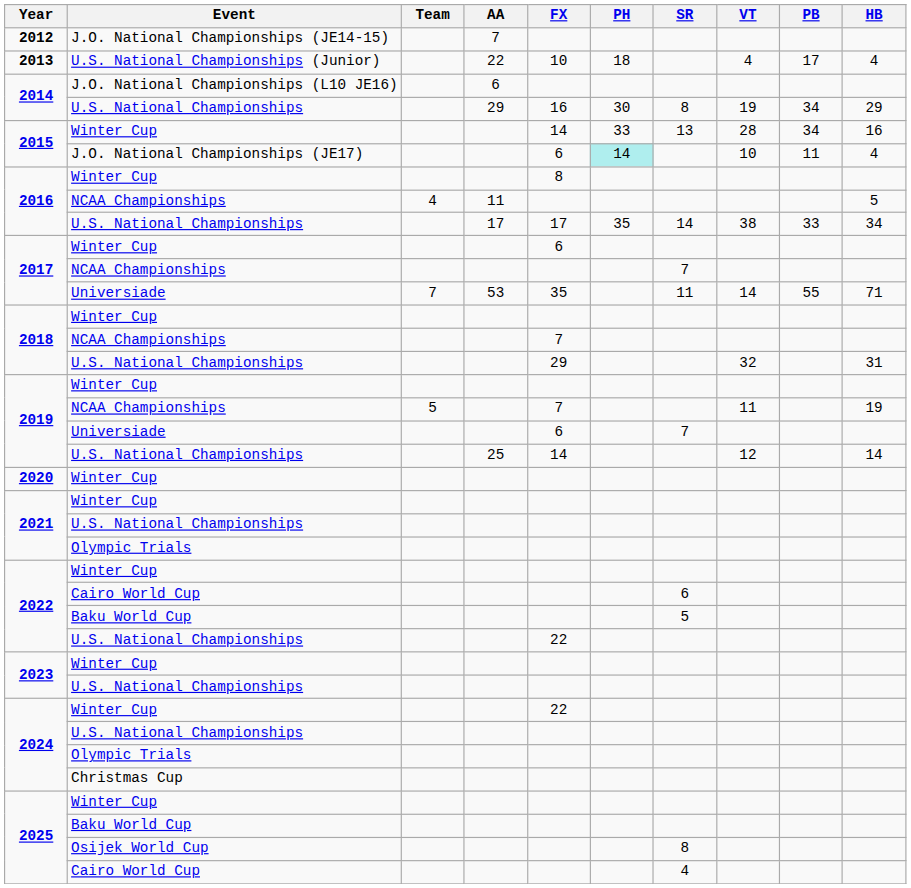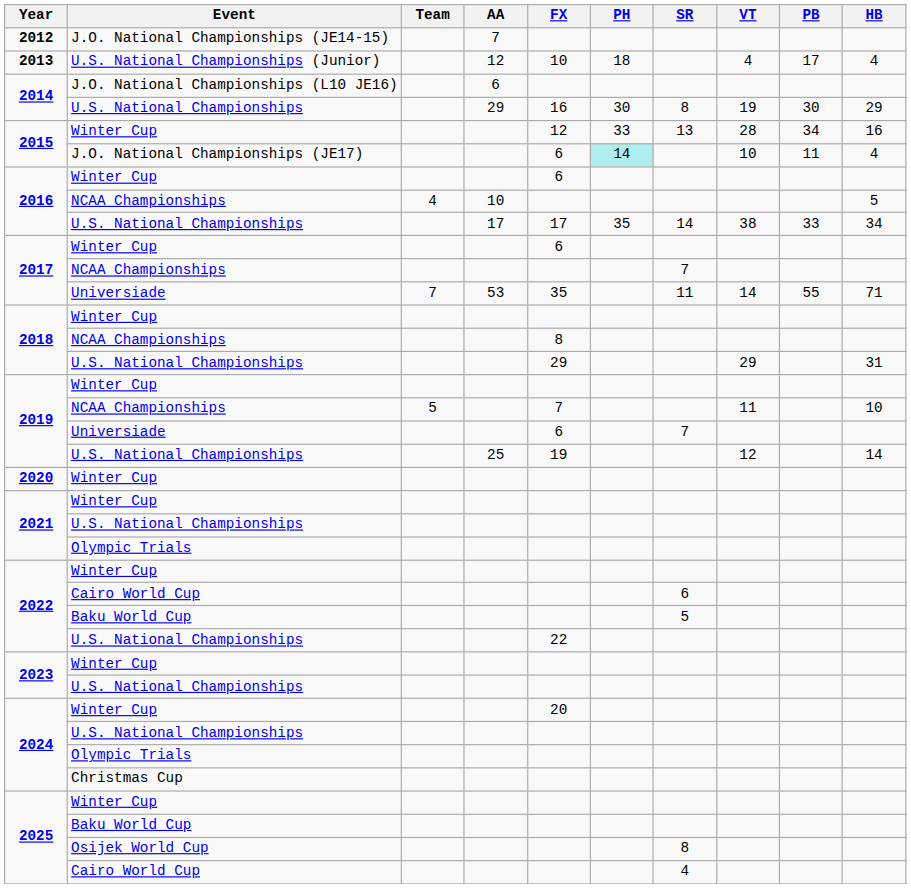(496, 63) 22 -> (496, 63) 12
(811, 109) 34 -> (811, 109) 30
(559, 132) 14 -> (559, 132) 12
(559, 178) 8 -> (559, 178) 6
(496, 202) 11 -> (496, 202) 10
(559, 340) 7 -> (559, 340) 8
(748, 363) 32 -> (748, 363) 29
(874, 410) 19 -> (874, 410) 10
(559, 456) 14 -> (559, 456) 19
(559, 710) 22 -> (559, 710) 20
